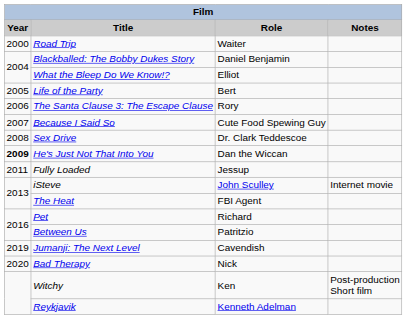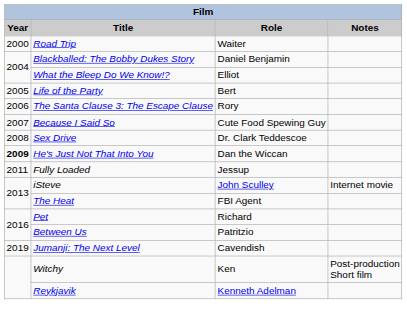- row: (62, 264)
